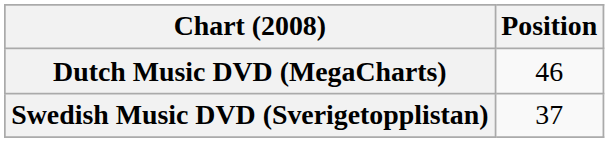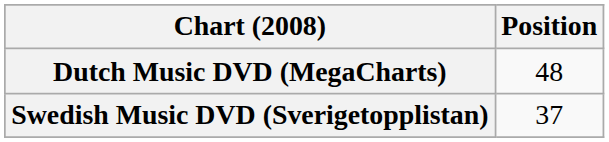(549, 70) 46 -> (549, 70) 48
